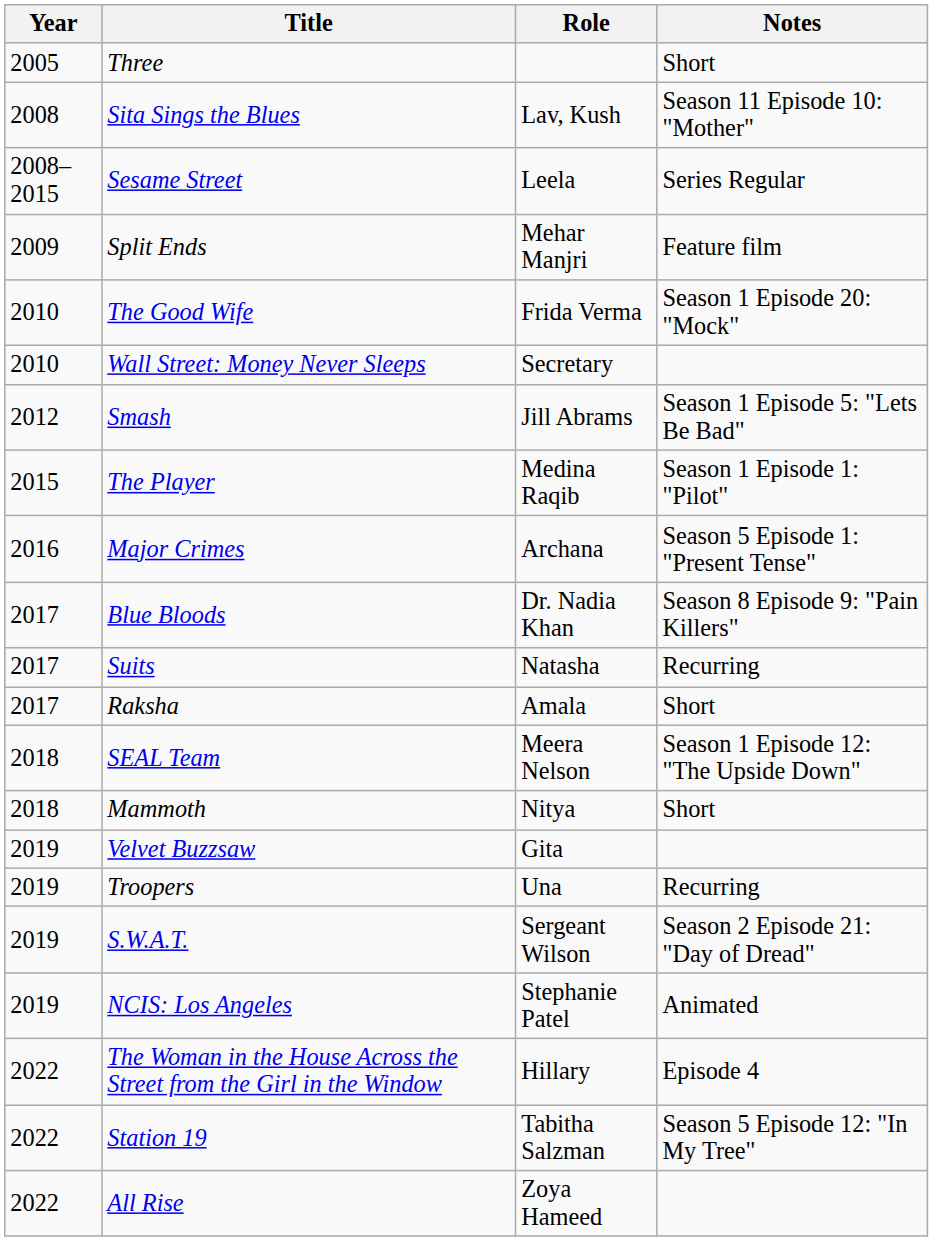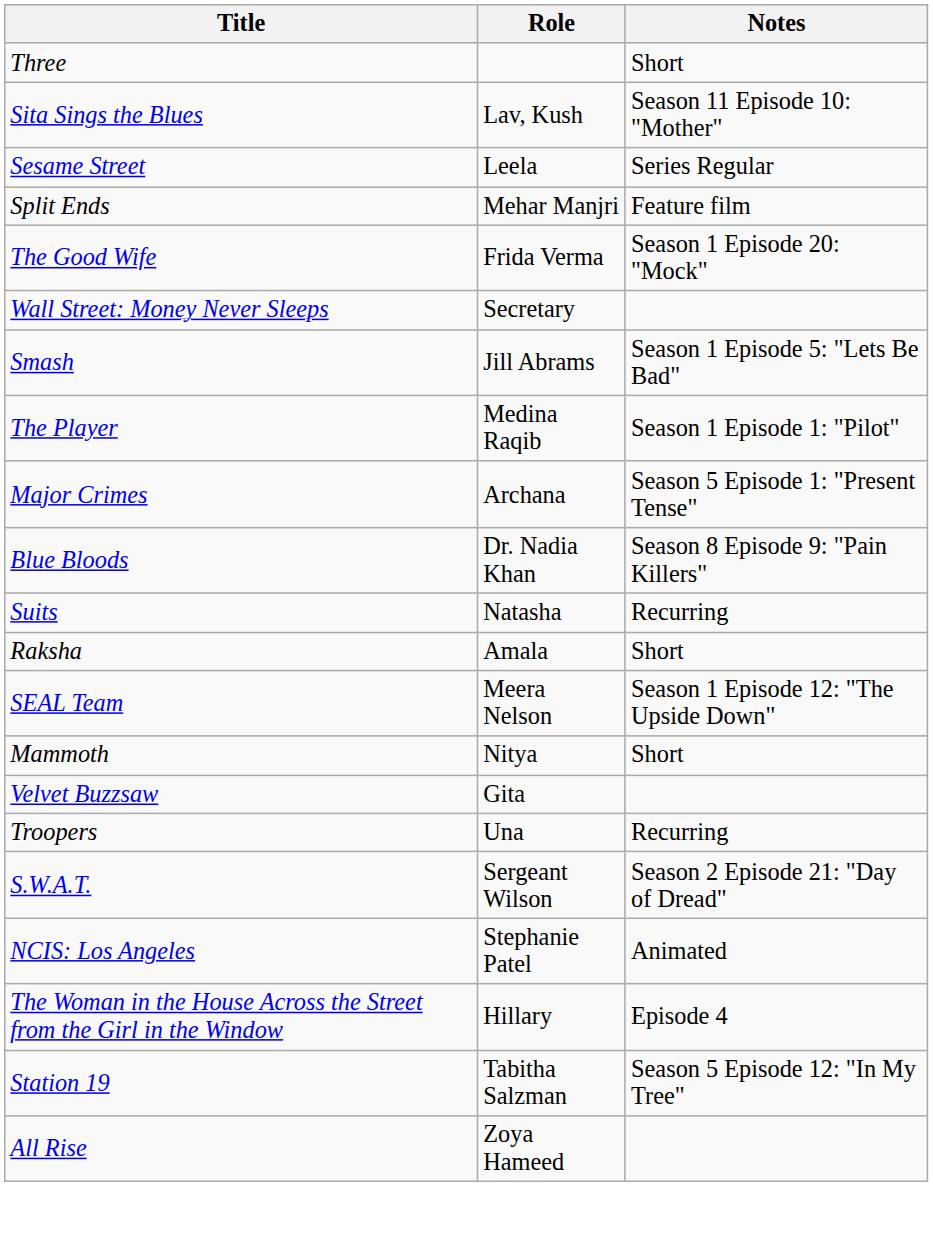- column: (53, 23)
